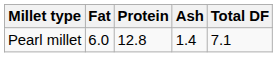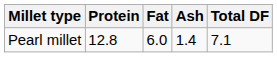columns swapped: (143, 16) <-> (100, 16)
